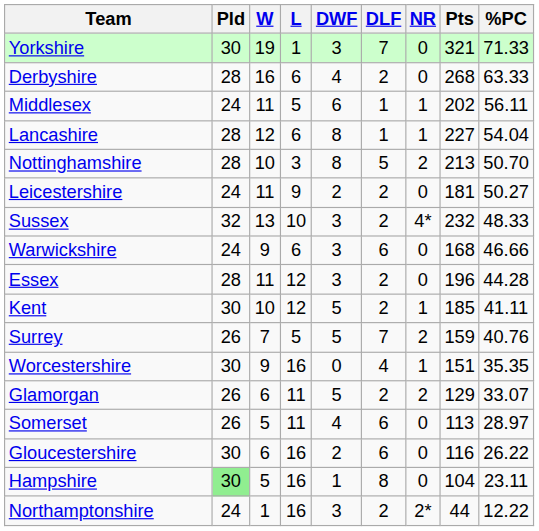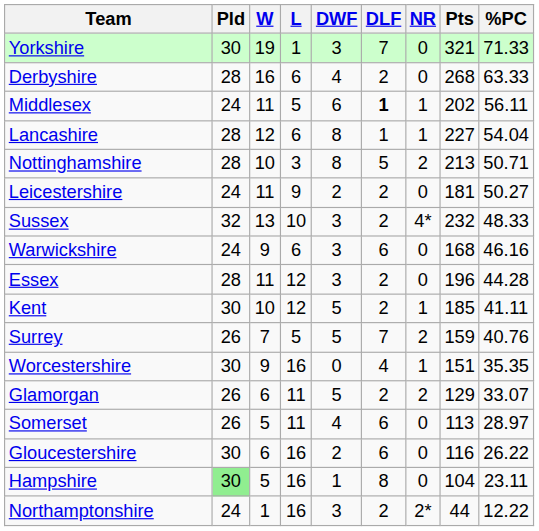(384, 105) normal -> (384, 105) bold
(506, 163) 50.70 -> (506, 163) 50.71
(506, 250) 46.66 -> (506, 250) 46.16
